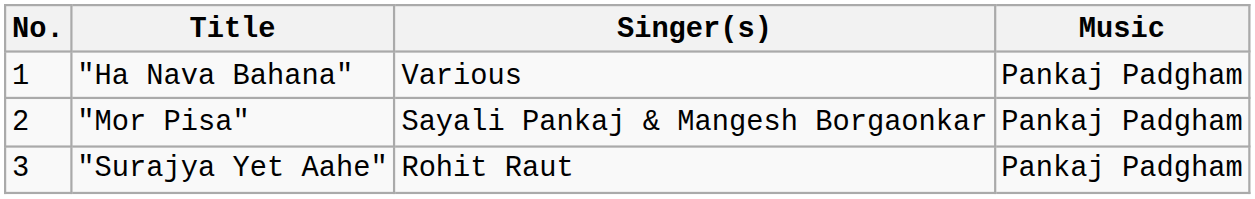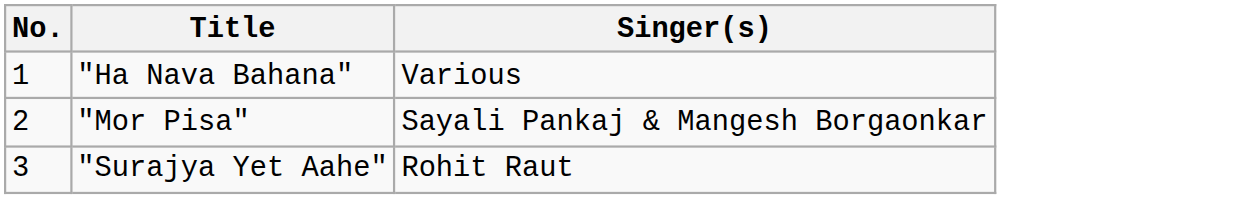- column: (1122, 29)
